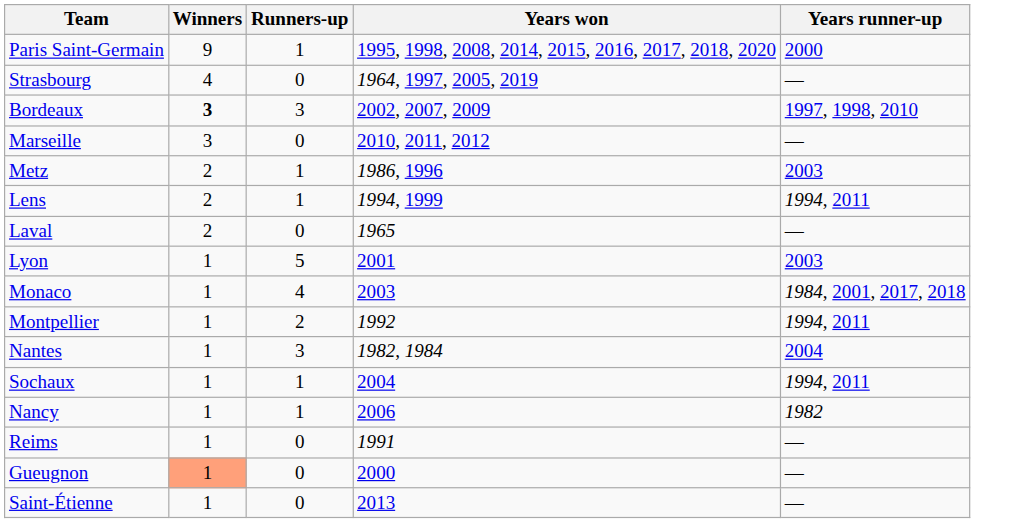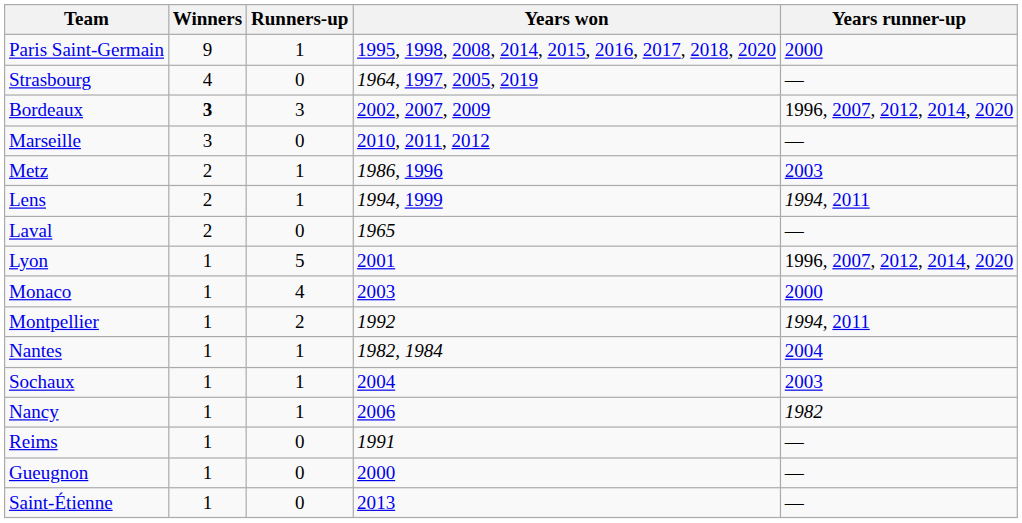(851, 110) 1997, 1998, 2010 -> (899, 110) 1996, 2007, 2012, 2014, 2020
(804, 261) 2003 -> (899, 261) 1996, 2007, 2012, 2014, 2020
(875, 291) 1984, 2001, 2017, 2018 -> (804, 291) 2000
(300, 351) 3 -> (300, 351) 1
(827, 381) 1994, 2011 -> (804, 381) 2003
(207, 472) lightsalmon background -> (207, 472) no background
